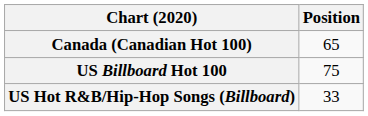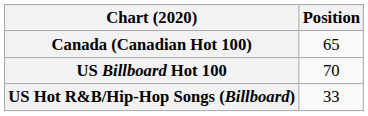(331, 70) 75 -> (331, 70) 70
